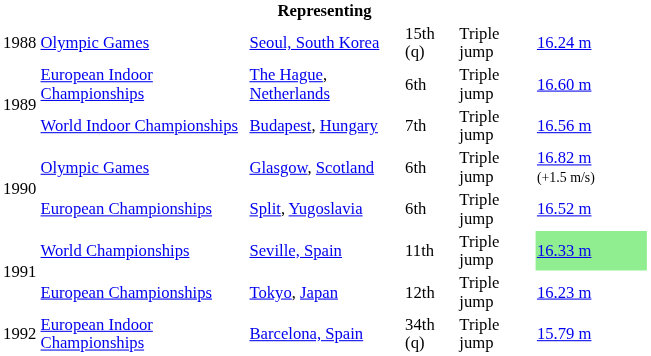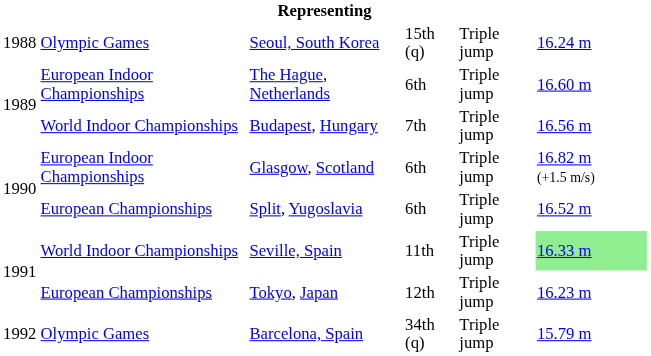(95, 167) Olympic Games -> (97, 167) European Indoor Championships
(115, 250) World Championships -> (139, 250) World Indoor Championships
(97, 333) European Indoor Championships -> (95, 333) Olympic Games
